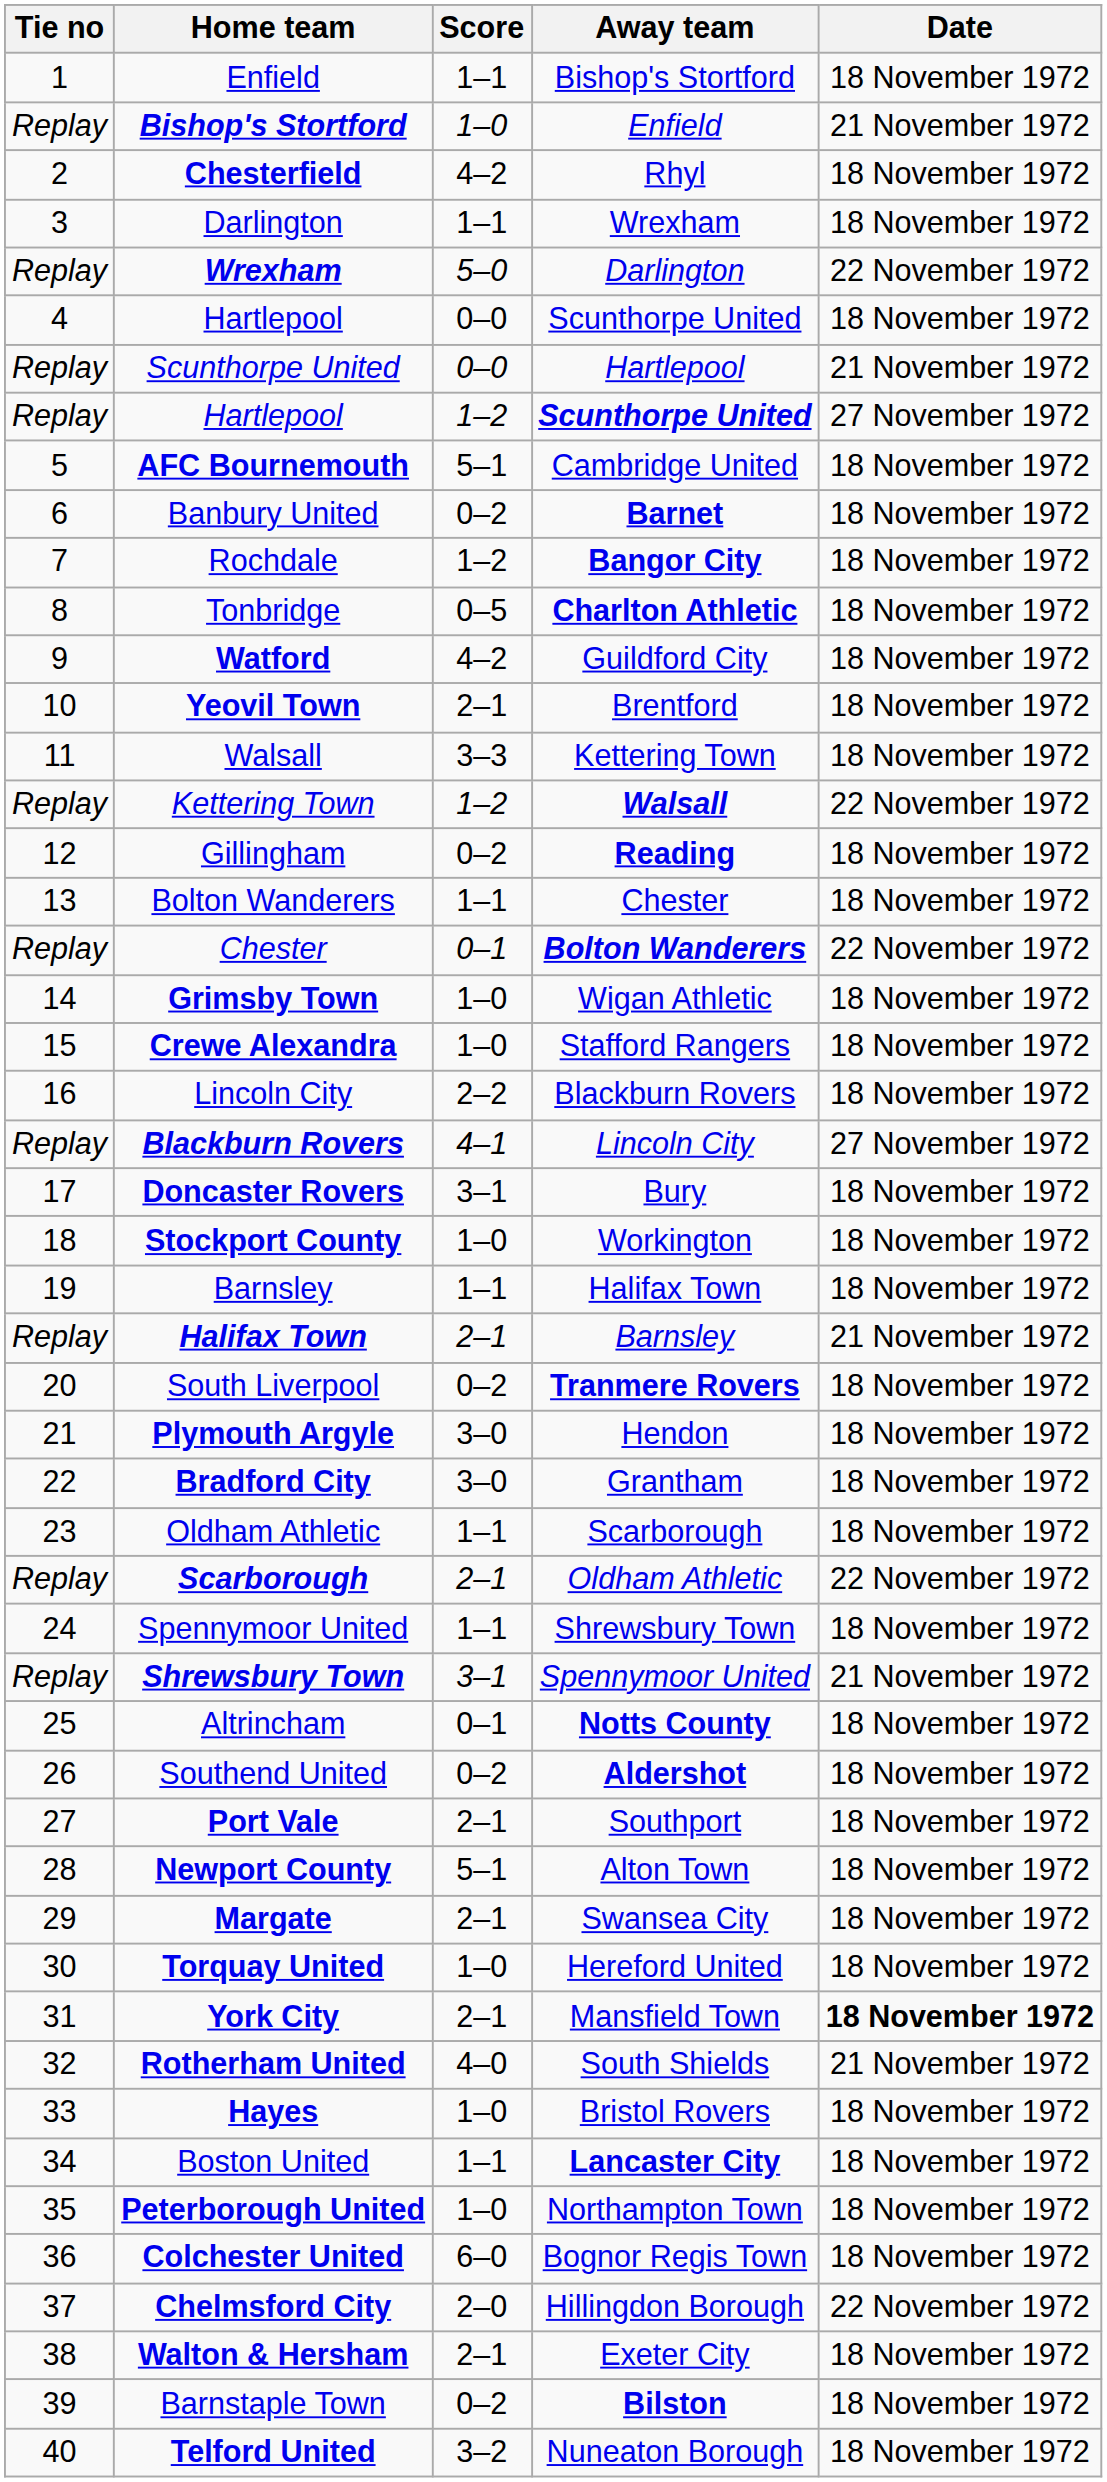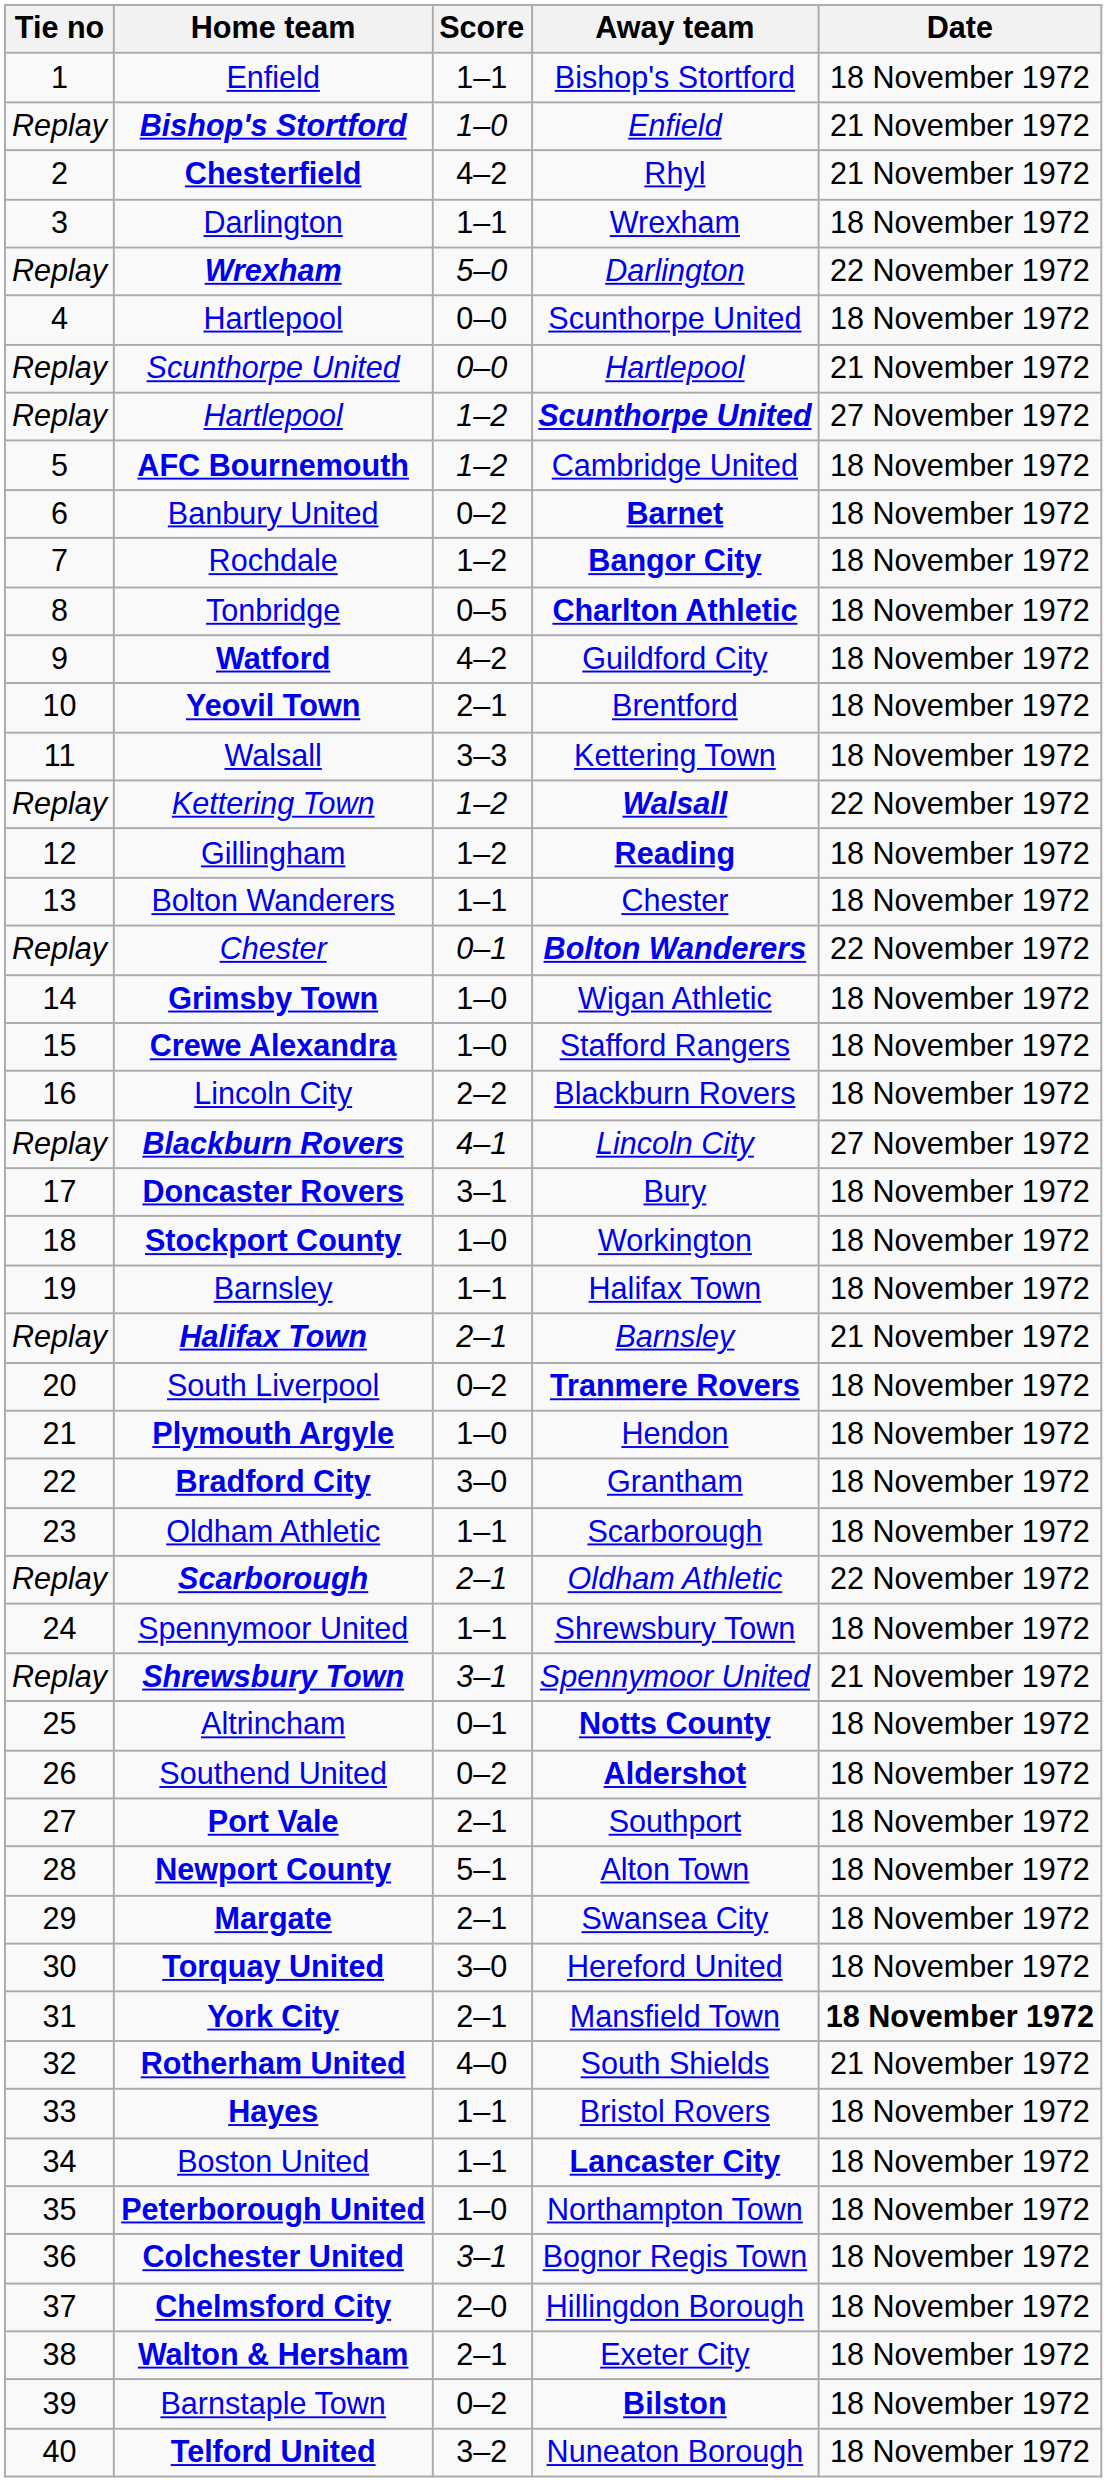(960, 174) 18 November 1972 -> (960, 174) 21 November 1972
(482, 464) 5–1 -> (482, 464) 1–2
(482, 852) 0–2 -> (482, 852) 1–2
(482, 1434) 3–0 -> (482, 1434) 1–0
(482, 1967) 1–0 -> (482, 1967) 3–0
(482, 2112) 1–0 -> (482, 2112) 1–1
(482, 2258) 6–0 -> (482, 2258) 3–1
(960, 2306) 22 November 1972 -> (960, 2306) 18 November 1972
